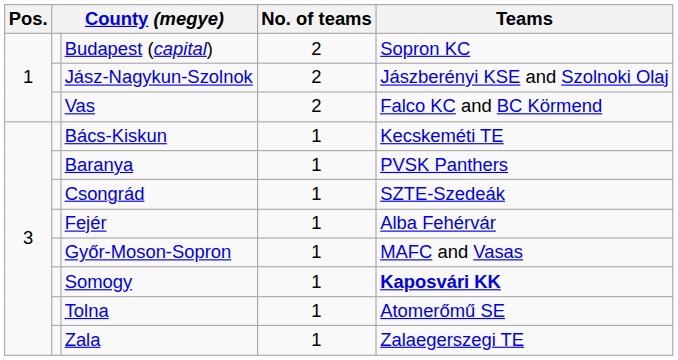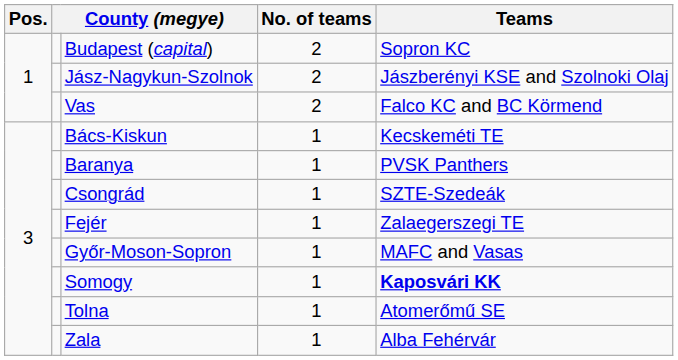(438, 223) Alba Fehérvár -> (452, 223) Zalaegerszegi TE
(452, 340) Zalaegerszegi TE -> (438, 340) Alba Fehérvár
